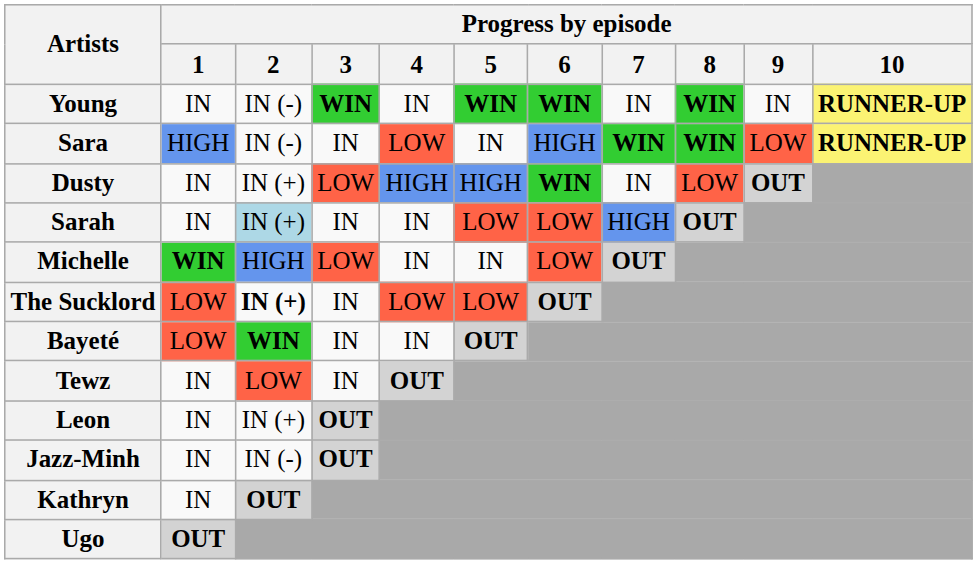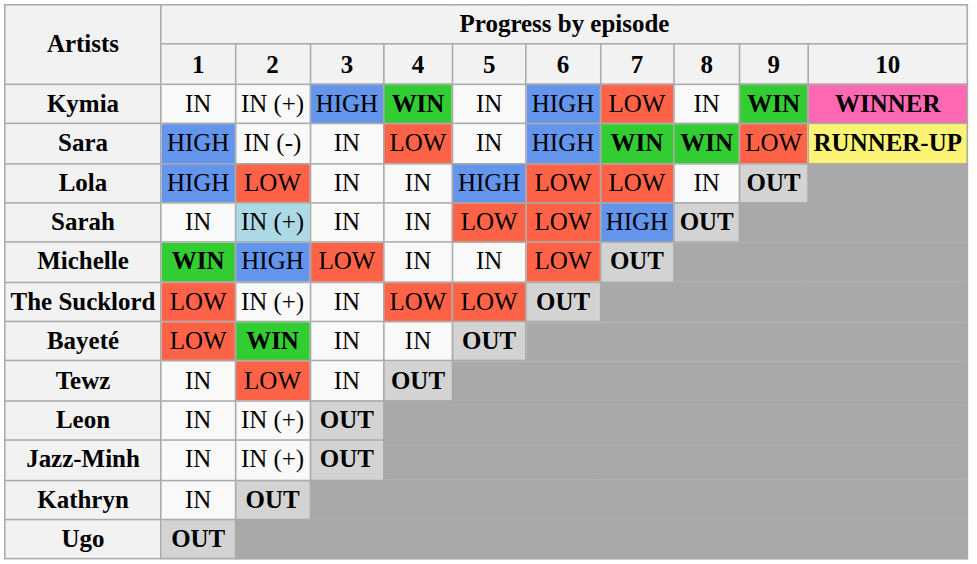+ row: (83, 103)
- row: (83, 103)
+ row: (83, 182)
- row: (83, 182)
(273, 301) bold -> (273, 301) normal
(273, 459) IN (-) -> (273, 459) IN (+)
